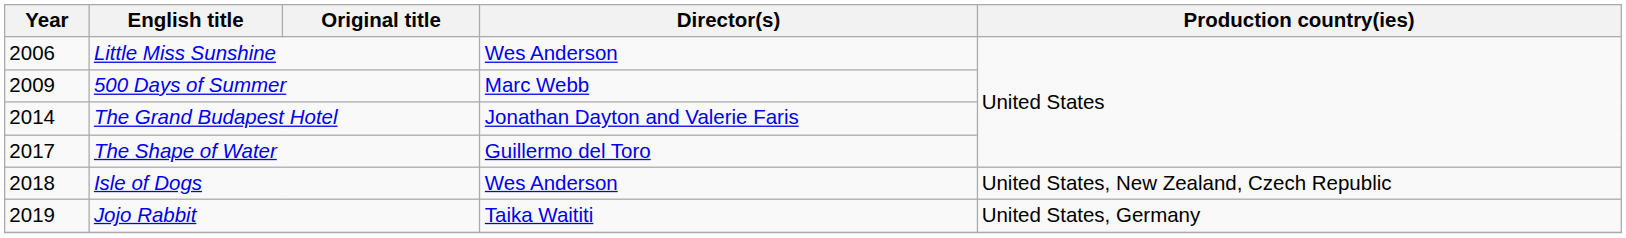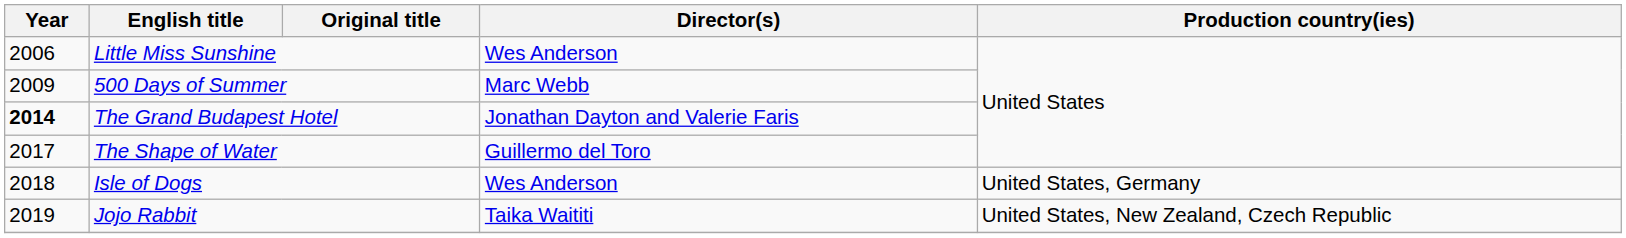(32, 118) normal -> (32, 118) bold
(1187, 183) United States, New Zealand, Czech Republic -> (1091, 183) United States, Germany
(1091, 215) United States, Germany -> (1187, 215) United States, New Zealand, Czech Republic
